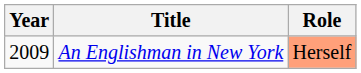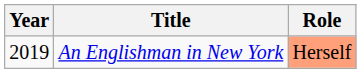(29, 52) 2009 -> (29, 52) 2019
